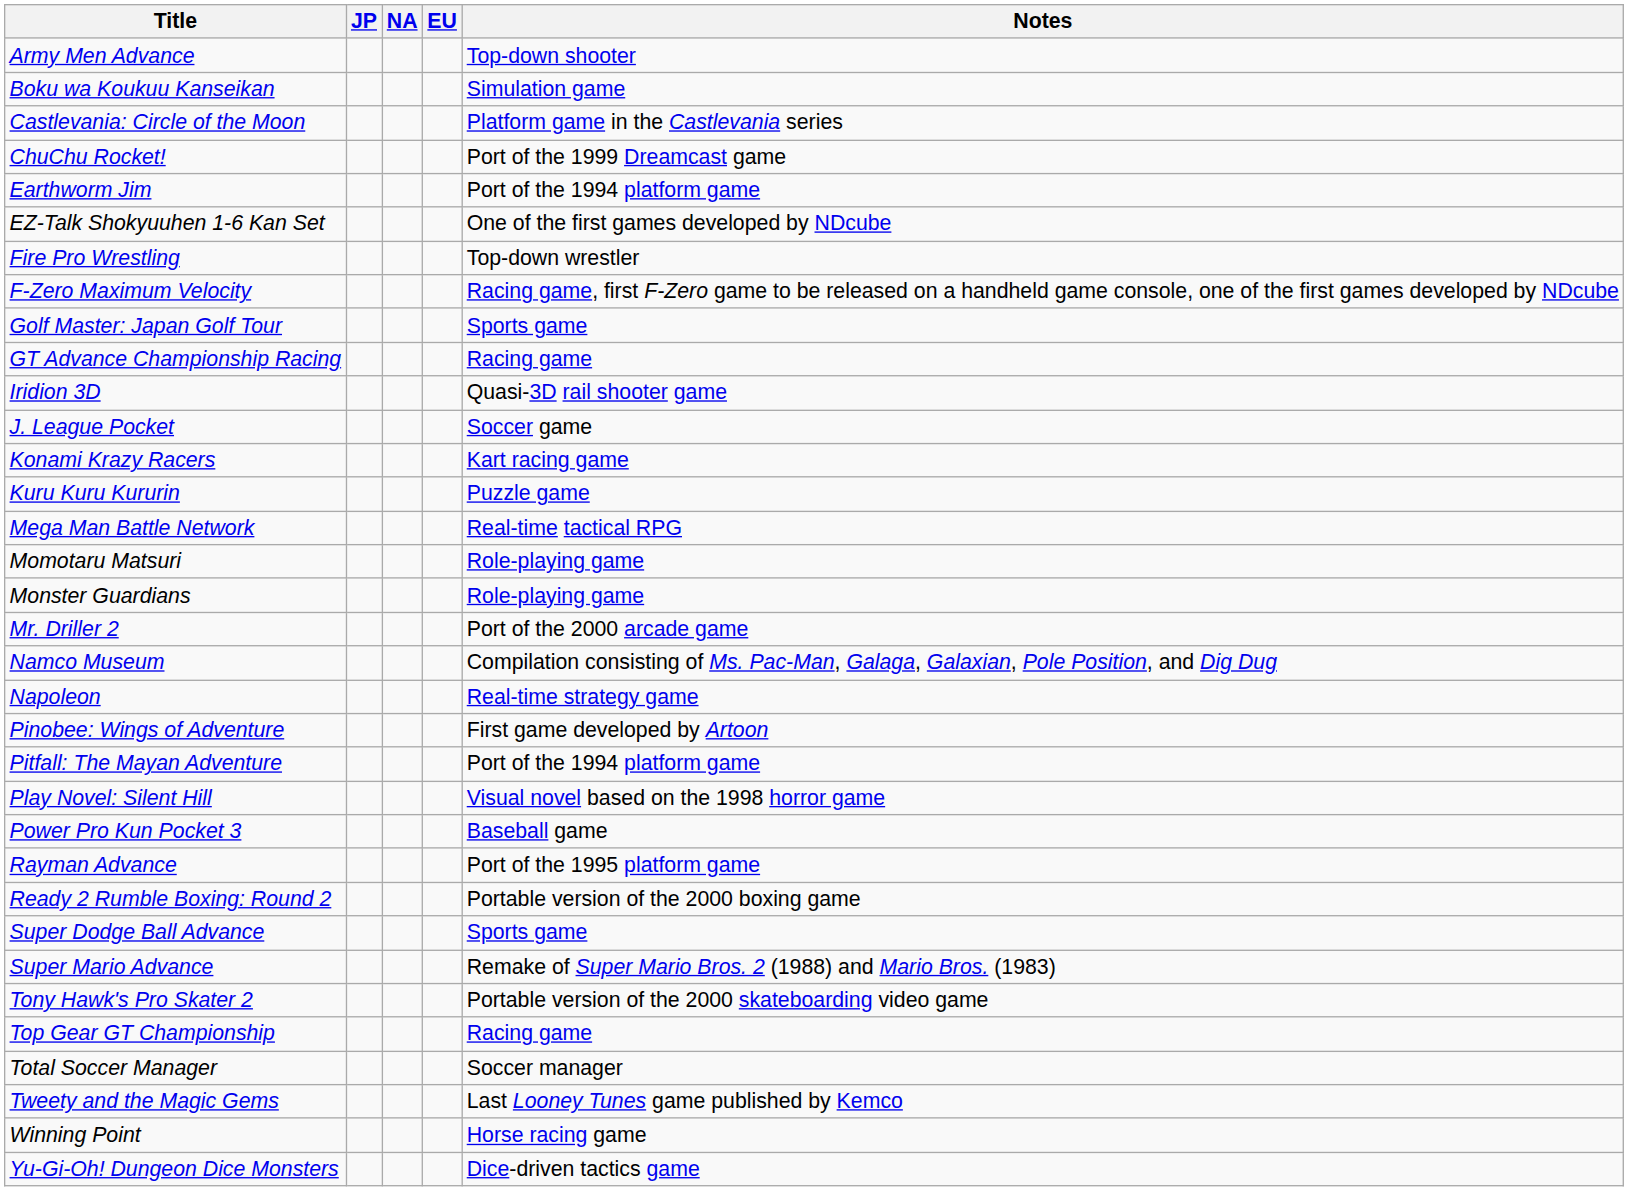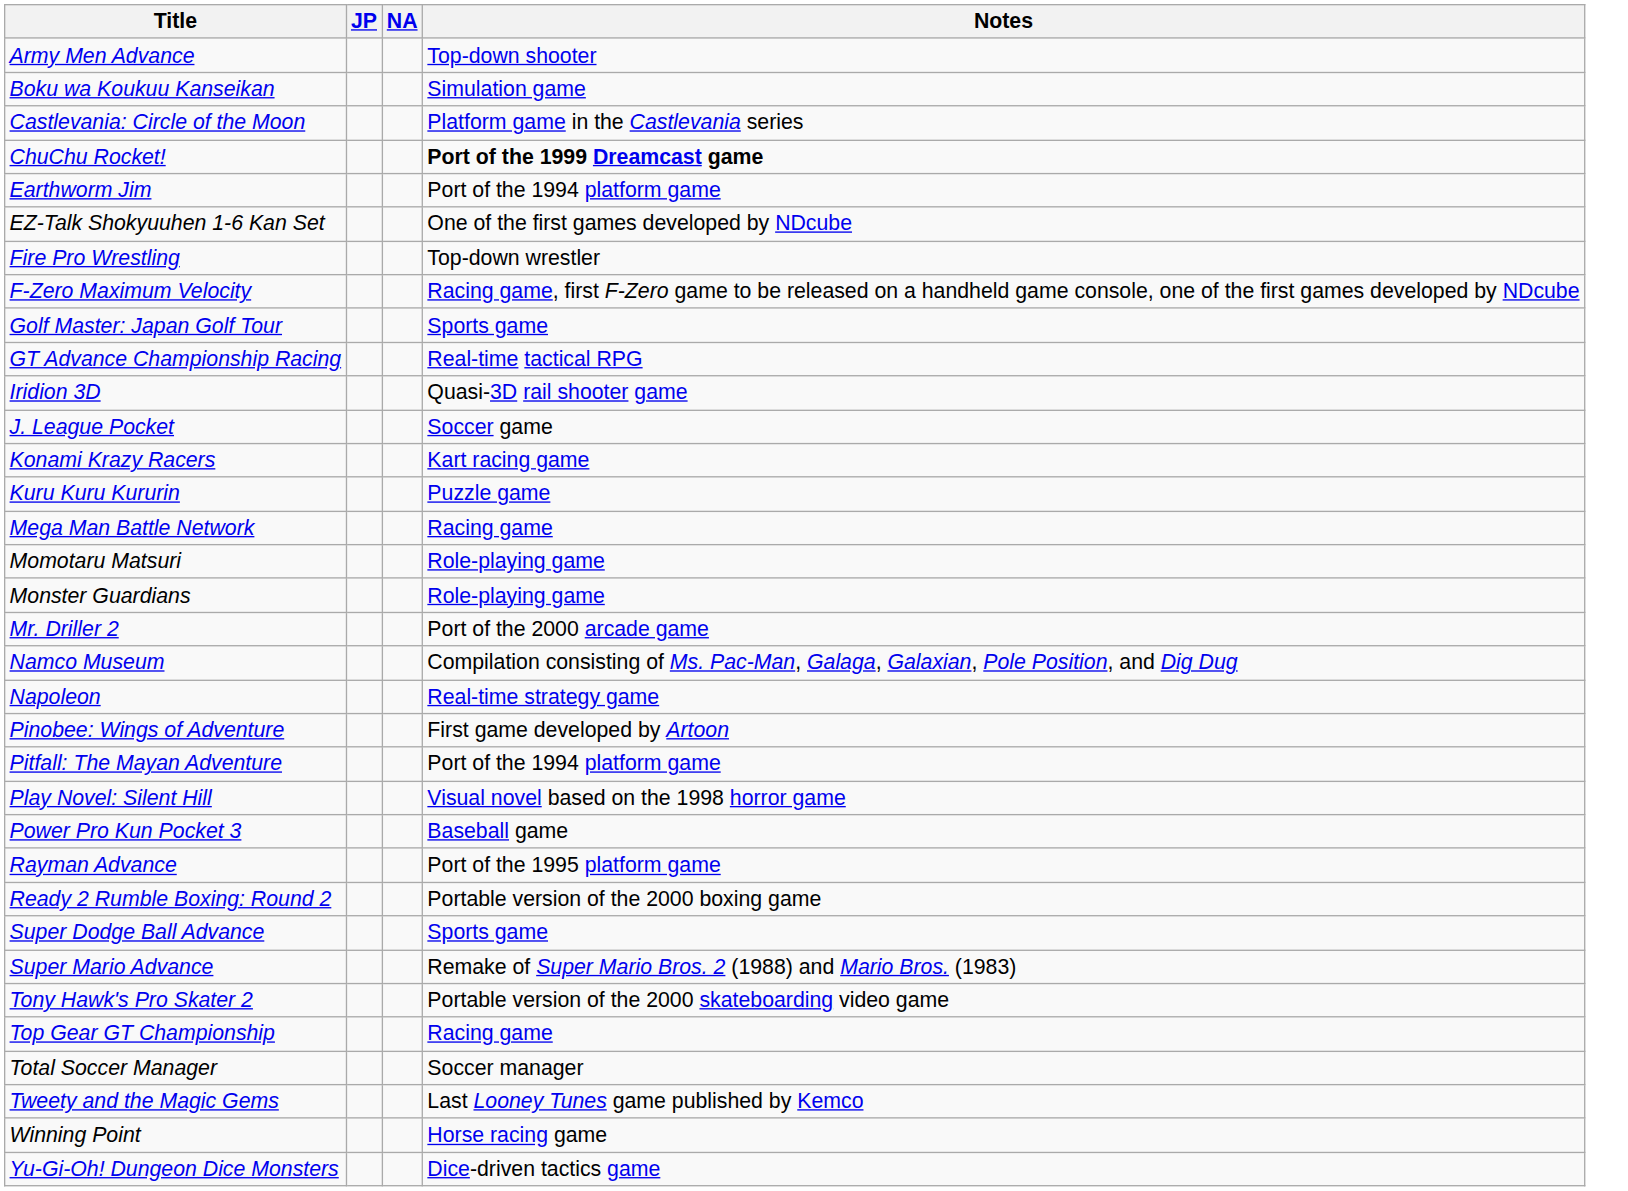- column: (442, 21)
(626, 156) normal -> (595, 156) bold
(529, 358) Racing game -> (535, 358) Real-time tactical RPG
(574, 527) Real-time tactical RPG -> (490, 527) Racing game
